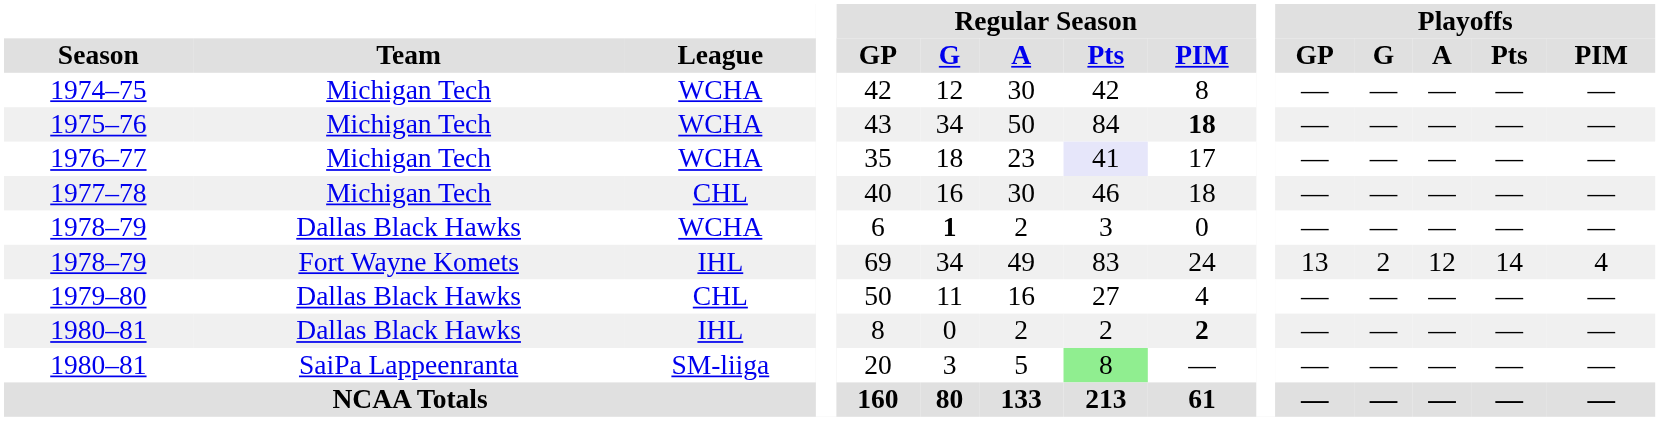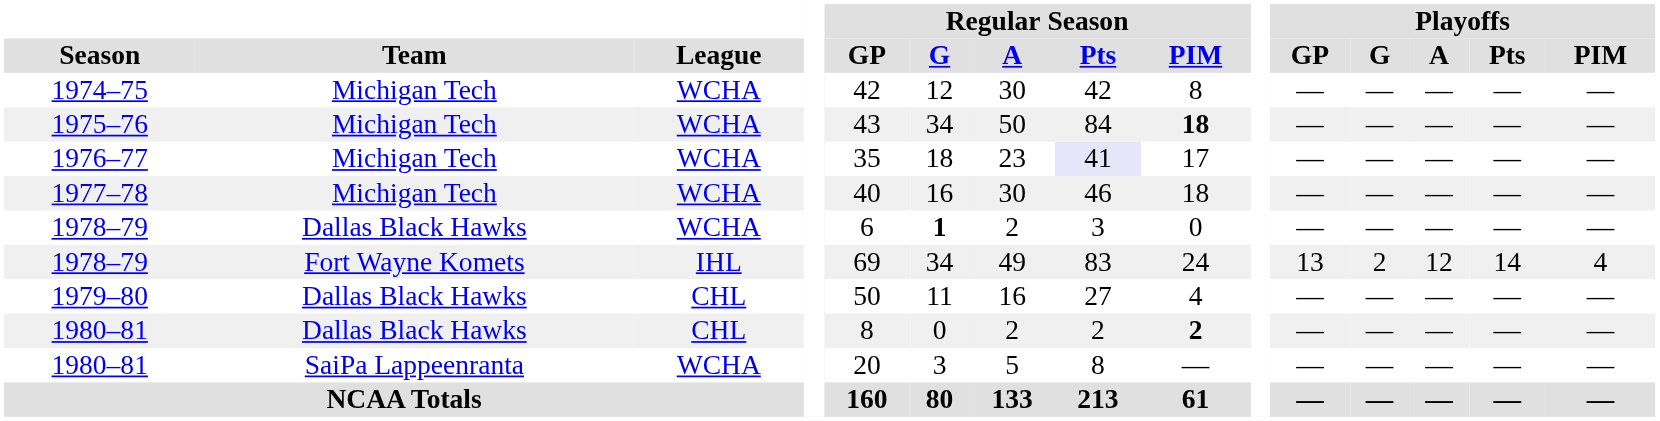(720, 192) CHL -> (719, 192) WCHA
(720, 330) IHL -> (719, 330) CHL
(720, 364) SM-liiga -> (719, 364) WCHA
(1106, 364) lightgreen background -> (1098, 364) no background
